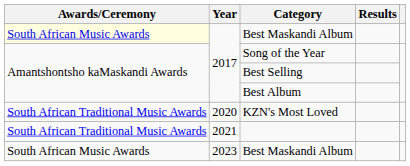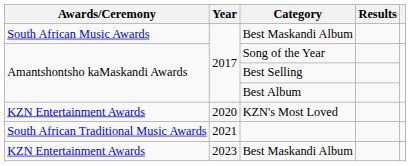(78, 33) lightyellow background -> (78, 33) no background
(107, 111) South African Traditional Music Awards -> (76, 111) KZN Entertainment Awards
(78, 151) South African Music Awards -> (76, 151) KZN Entertainment Awards
